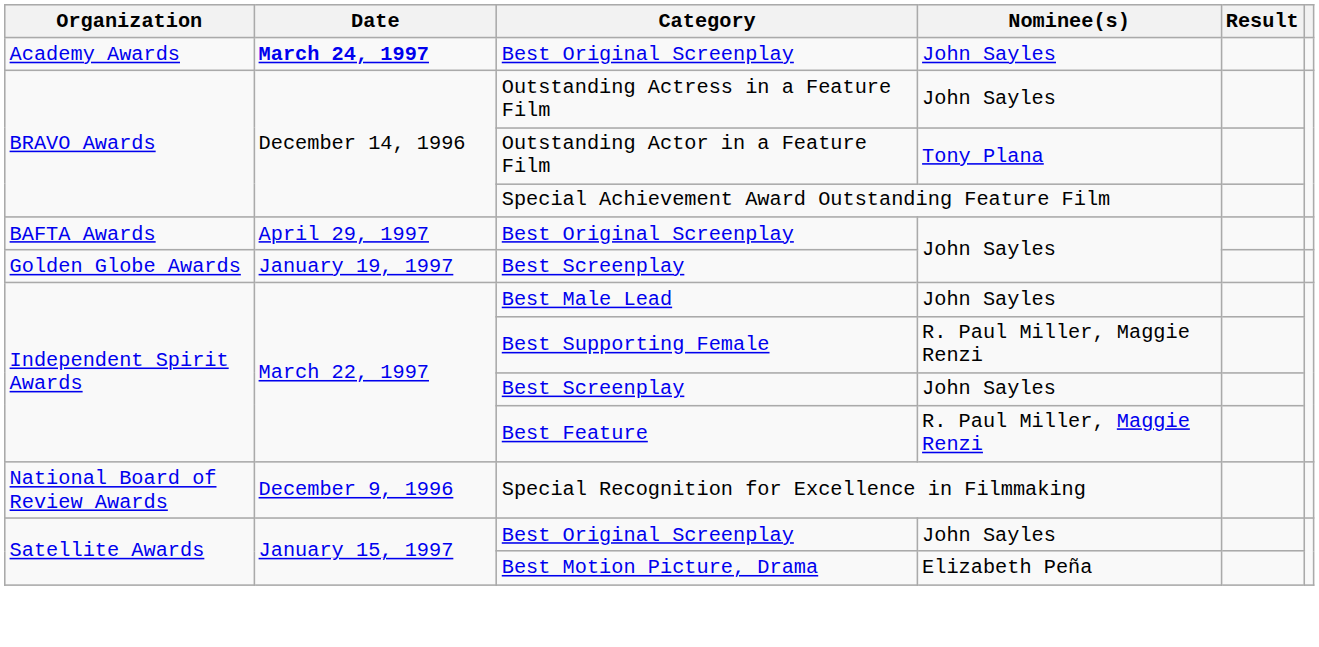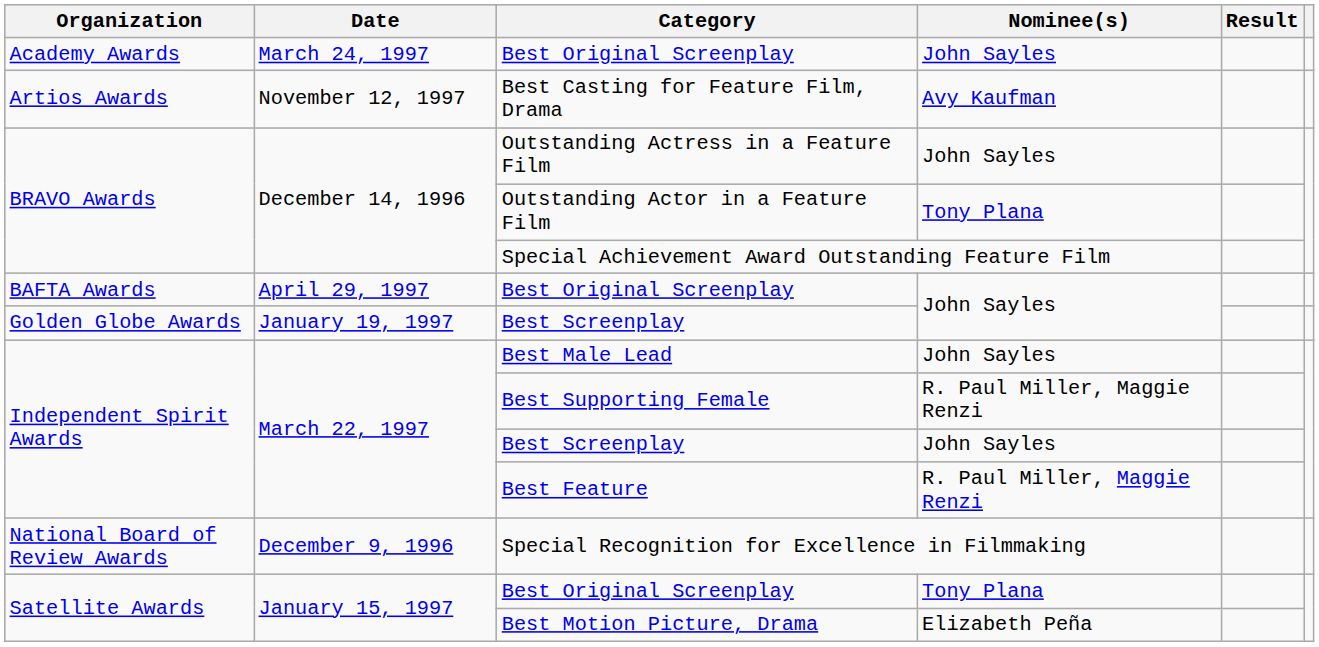(344, 54) bold -> (344, 54) normal
+ row: (89, 99)
(989, 535) John Sayles -> (983, 591) Tony Plana
